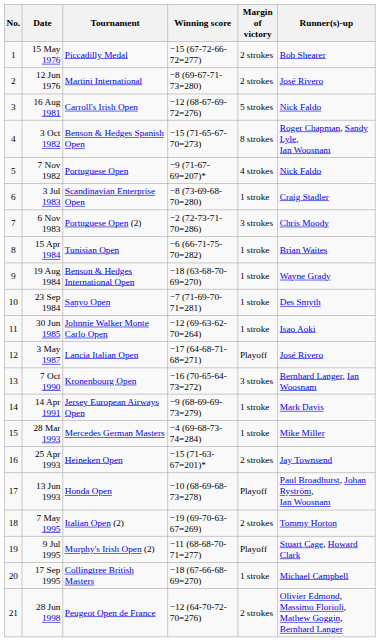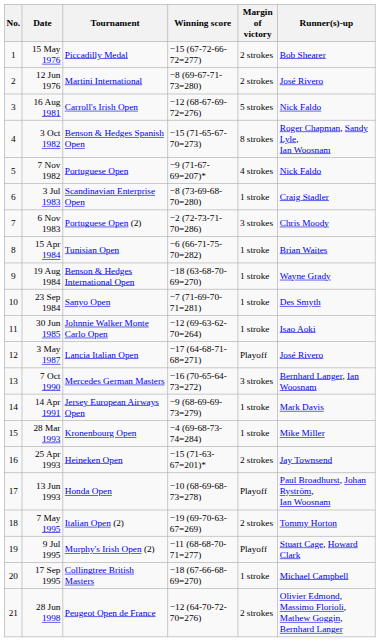(101, 381) Kronenbourg Open -> (115, 381) Mercedes German Masters
(115, 433) Mercedes German Masters -> (101, 433) Kronenbourg Open
